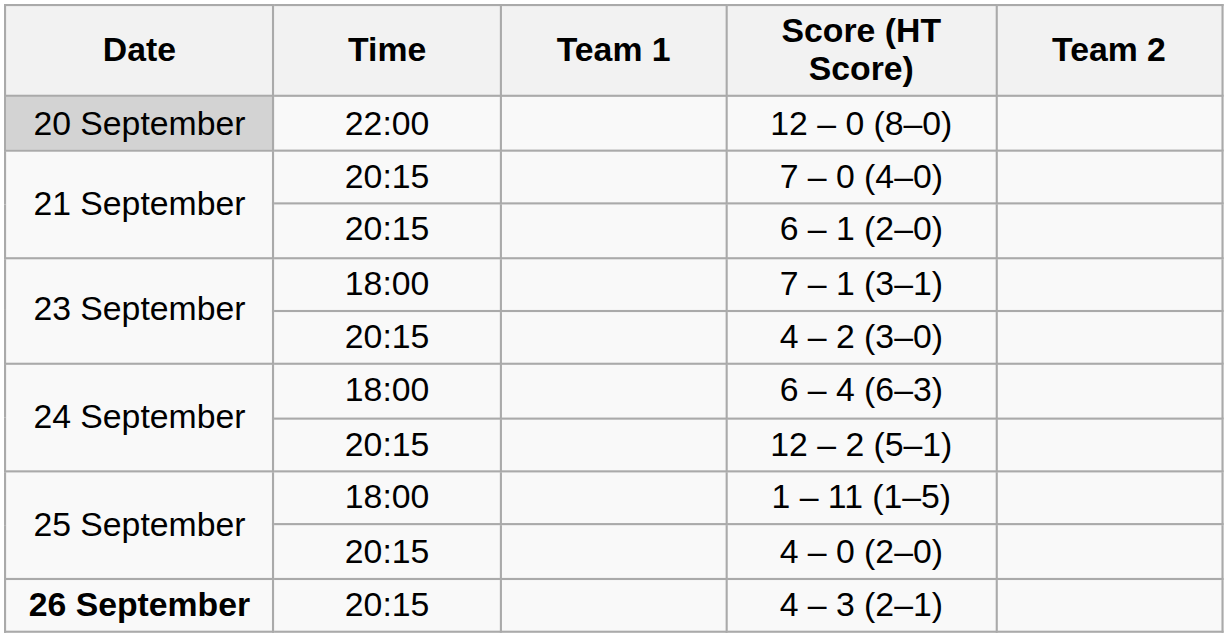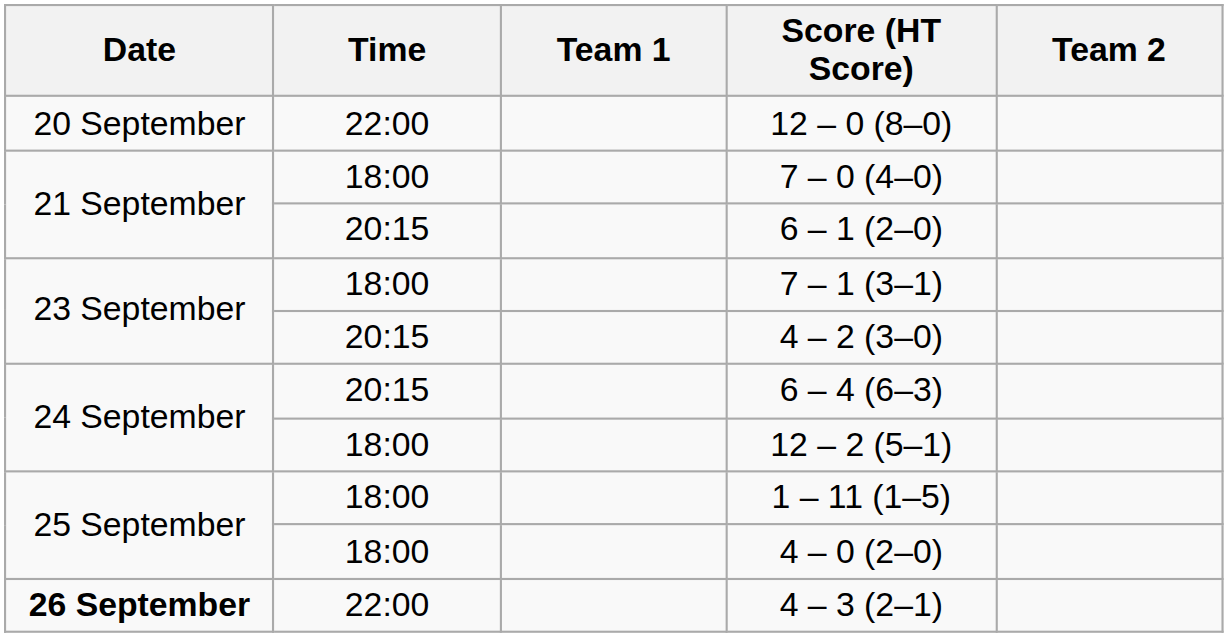(139, 122) lightgrey background -> (139, 122) no background
(387, 176) 20:15 -> (387, 176) 18:00
(387, 390) 18:00 -> (387, 390) 20:15
(387, 444) 20:15 -> (387, 444) 18:00
(387, 551) 20:15 -> (387, 551) 18:00
(387, 604) 20:15 -> (387, 604) 22:00
